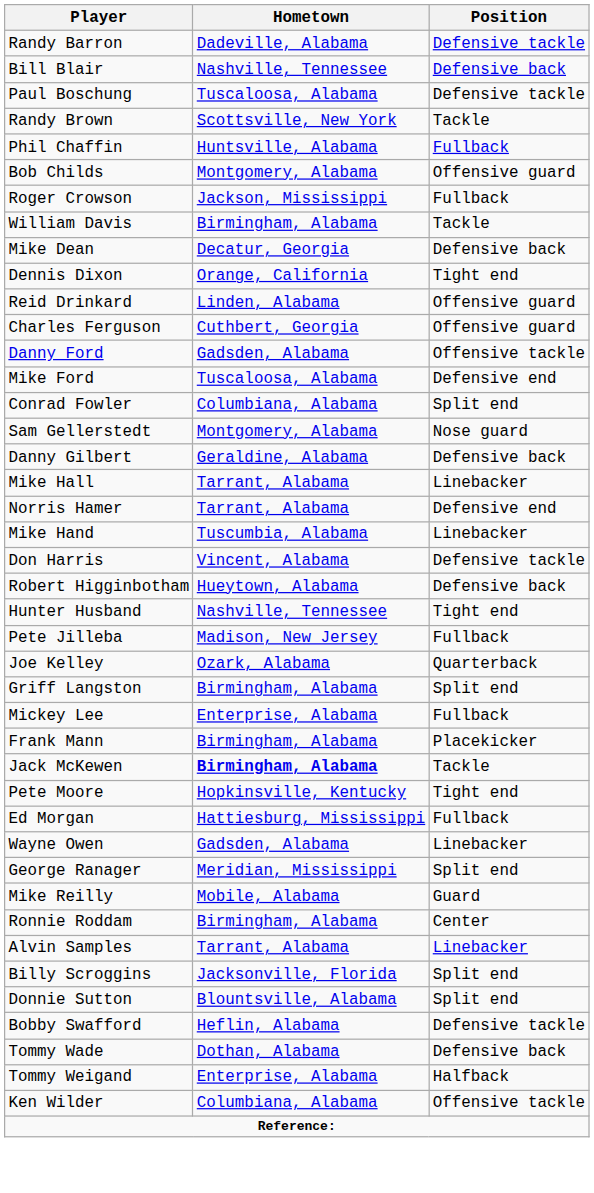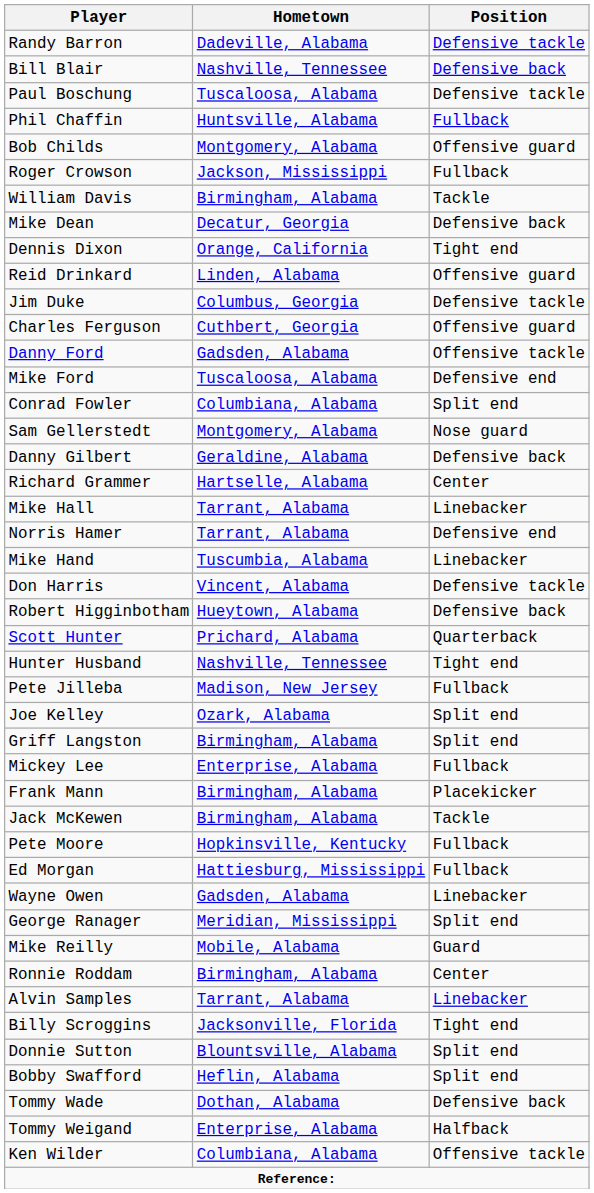- row: (61, 121)
+ row: (46, 302)
+ row: (80, 483)
+ row: (65, 638)
(485, 664) Quarterback -> (476, 715) Split end
(287, 767) bold -> (287, 819) normal
(476, 793) Tight end -> (471, 845) Fullback
(476, 974) Split end -> (476, 1026) Tight end
(509, 1026) Defensive tackle -> (476, 1077) Split end
